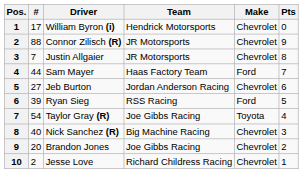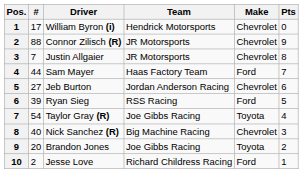(257, 146) Chevrolet -> (250, 146) Toyota
(257, 161) Chevrolet -> (246, 161) Ford
